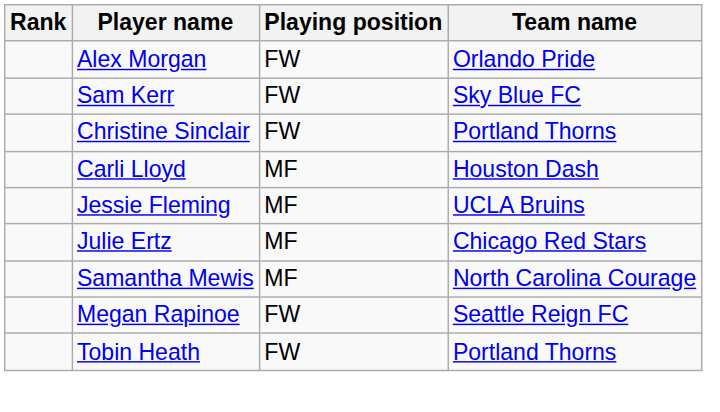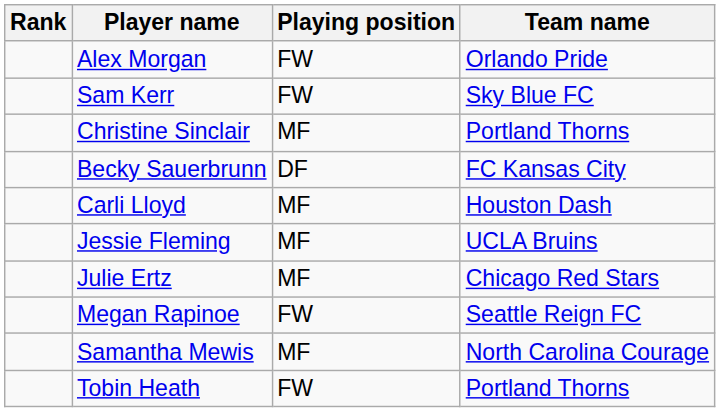(282, 132) FW -> (294, 132) MF
+ row: (172, 168)
rows swapped: (158, 315) <-> (165, 278)
